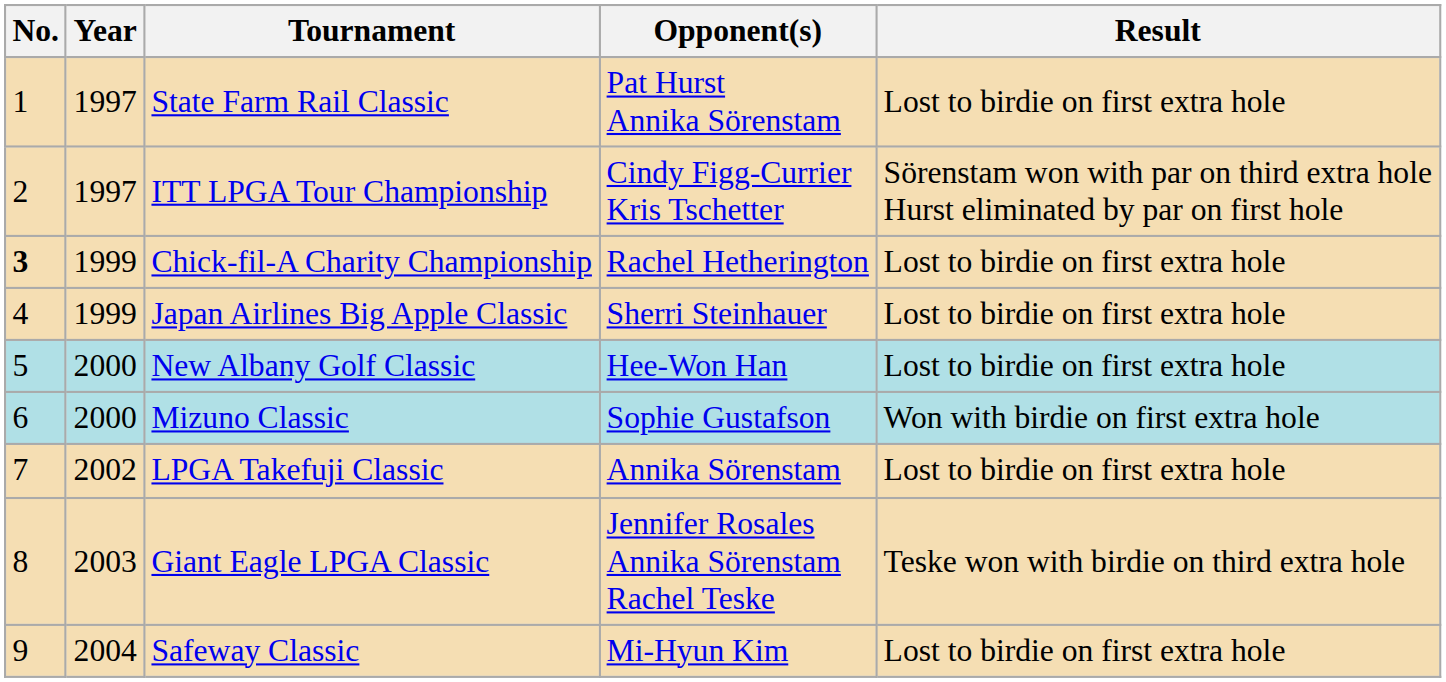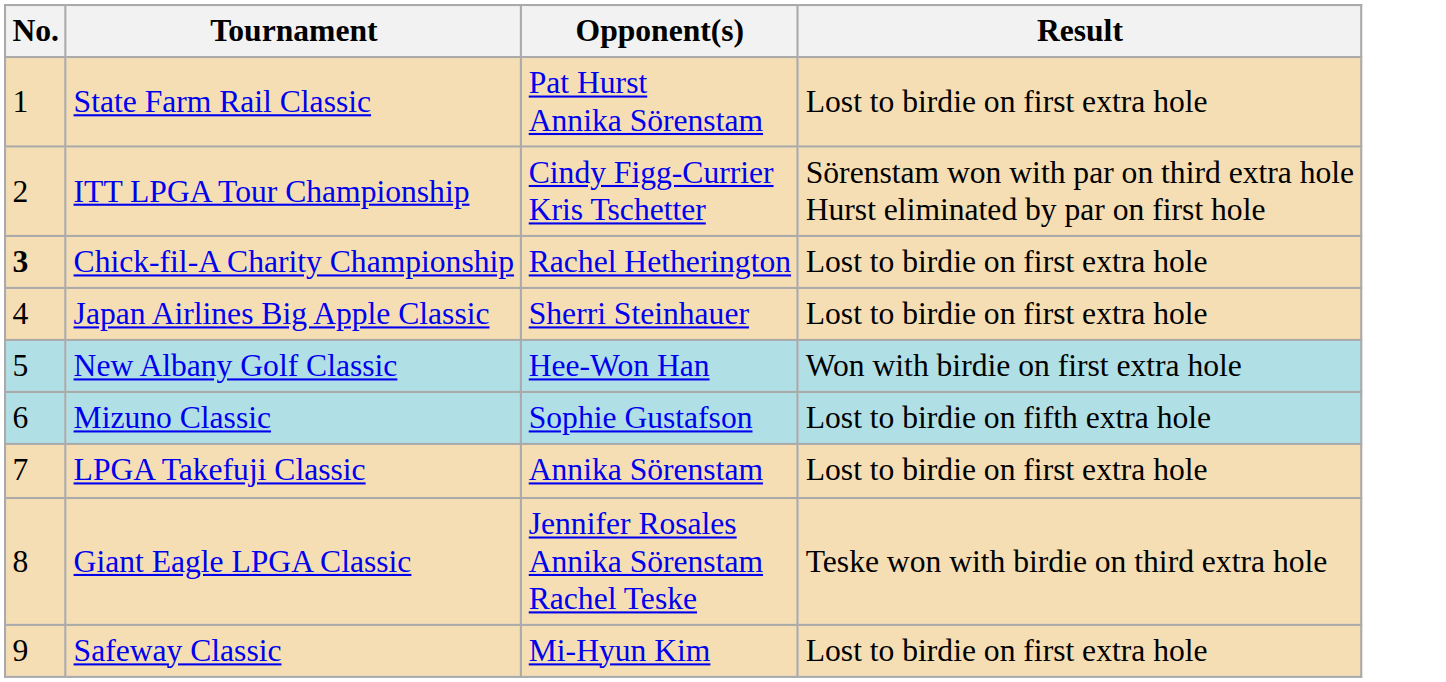- column: (105, 30)
(1085, 366) Lost to birdie on first extra hole -> (1024, 366) Won with birdie on first extra hole
(1102, 418) Won with birdie on first extra hole -> (1008, 418) Lost to birdie on fifth extra hole
